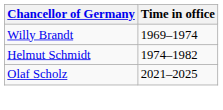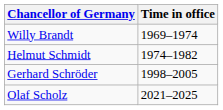+ row: (52, 74)
